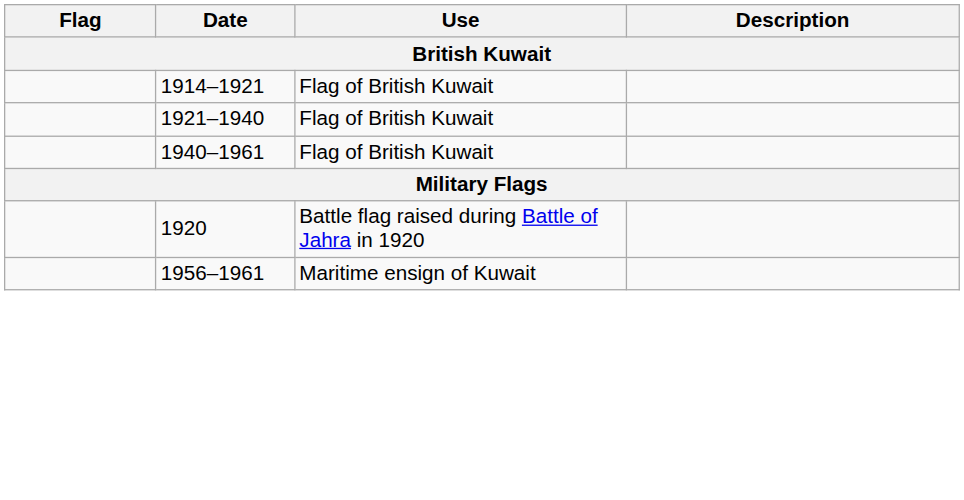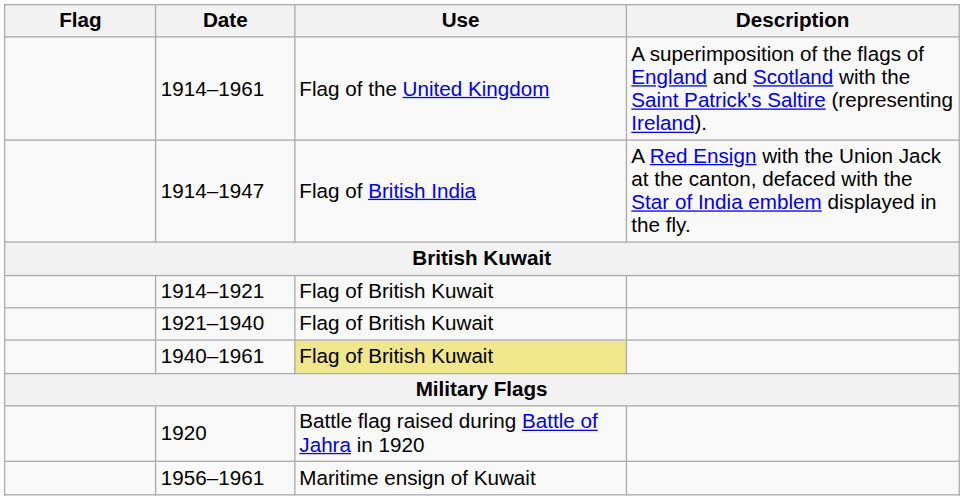+ row: (212, 88)
+ row: (212, 190)
(396, 151) no background -> (396, 356) khaki background
